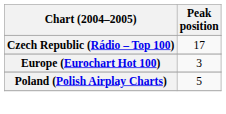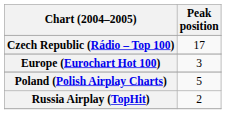+ row: (91, 99)
